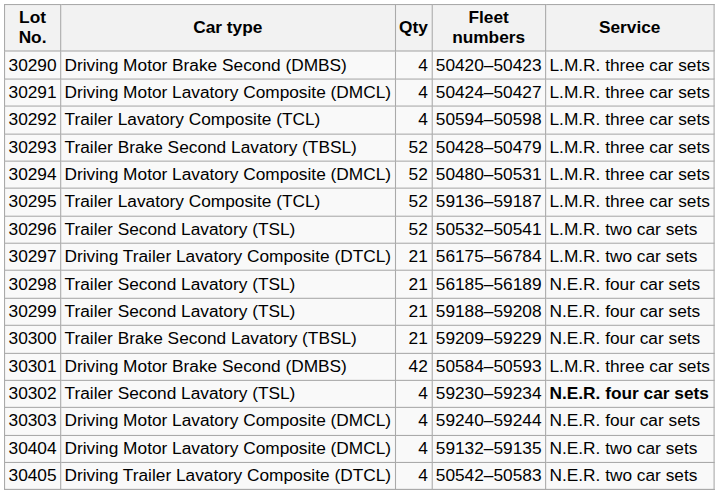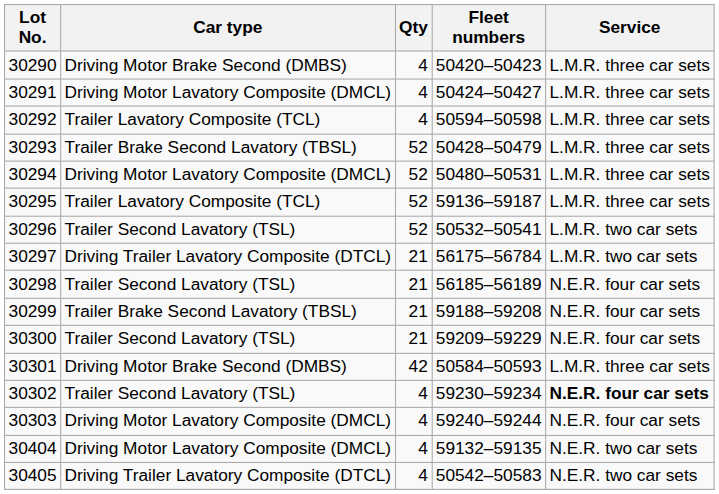(180, 311) Trailer Second Lavatory (TSL) -> (211, 311) Trailer Brake Second Lavatory (TBSL)
(211, 339) Trailer Brake Second Lavatory (TBSL) -> (180, 339) Trailer Second Lavatory (TSL)
